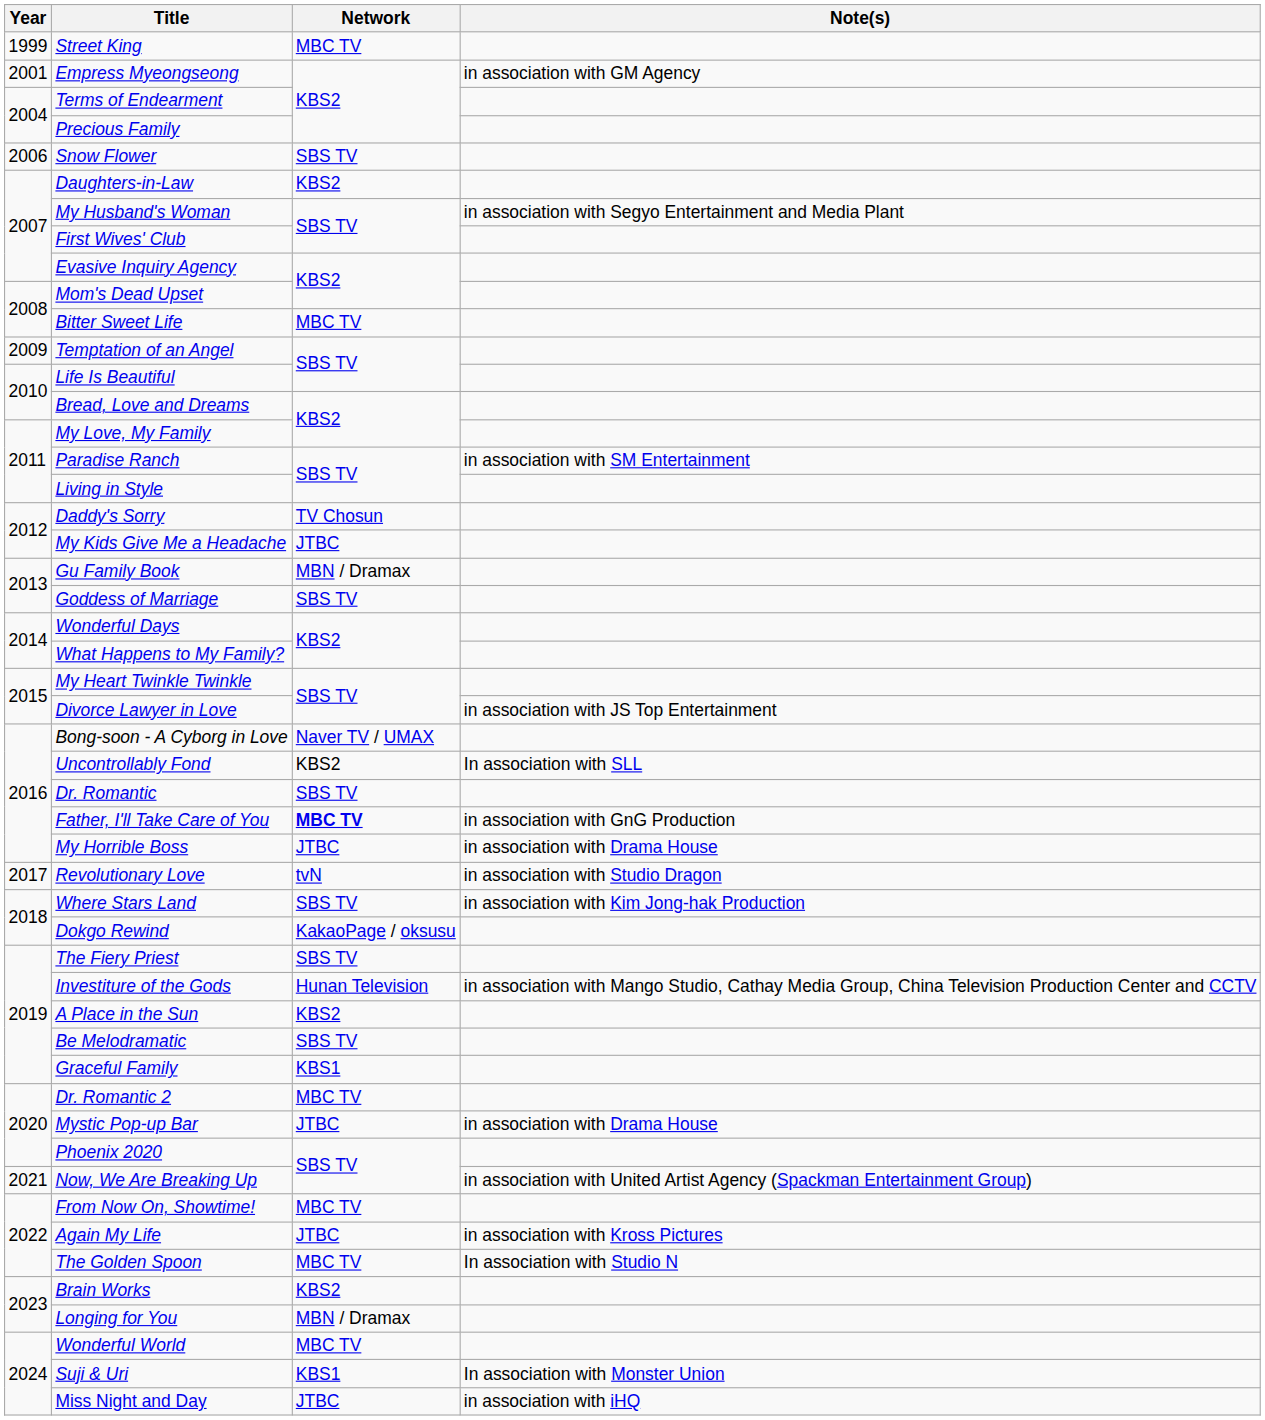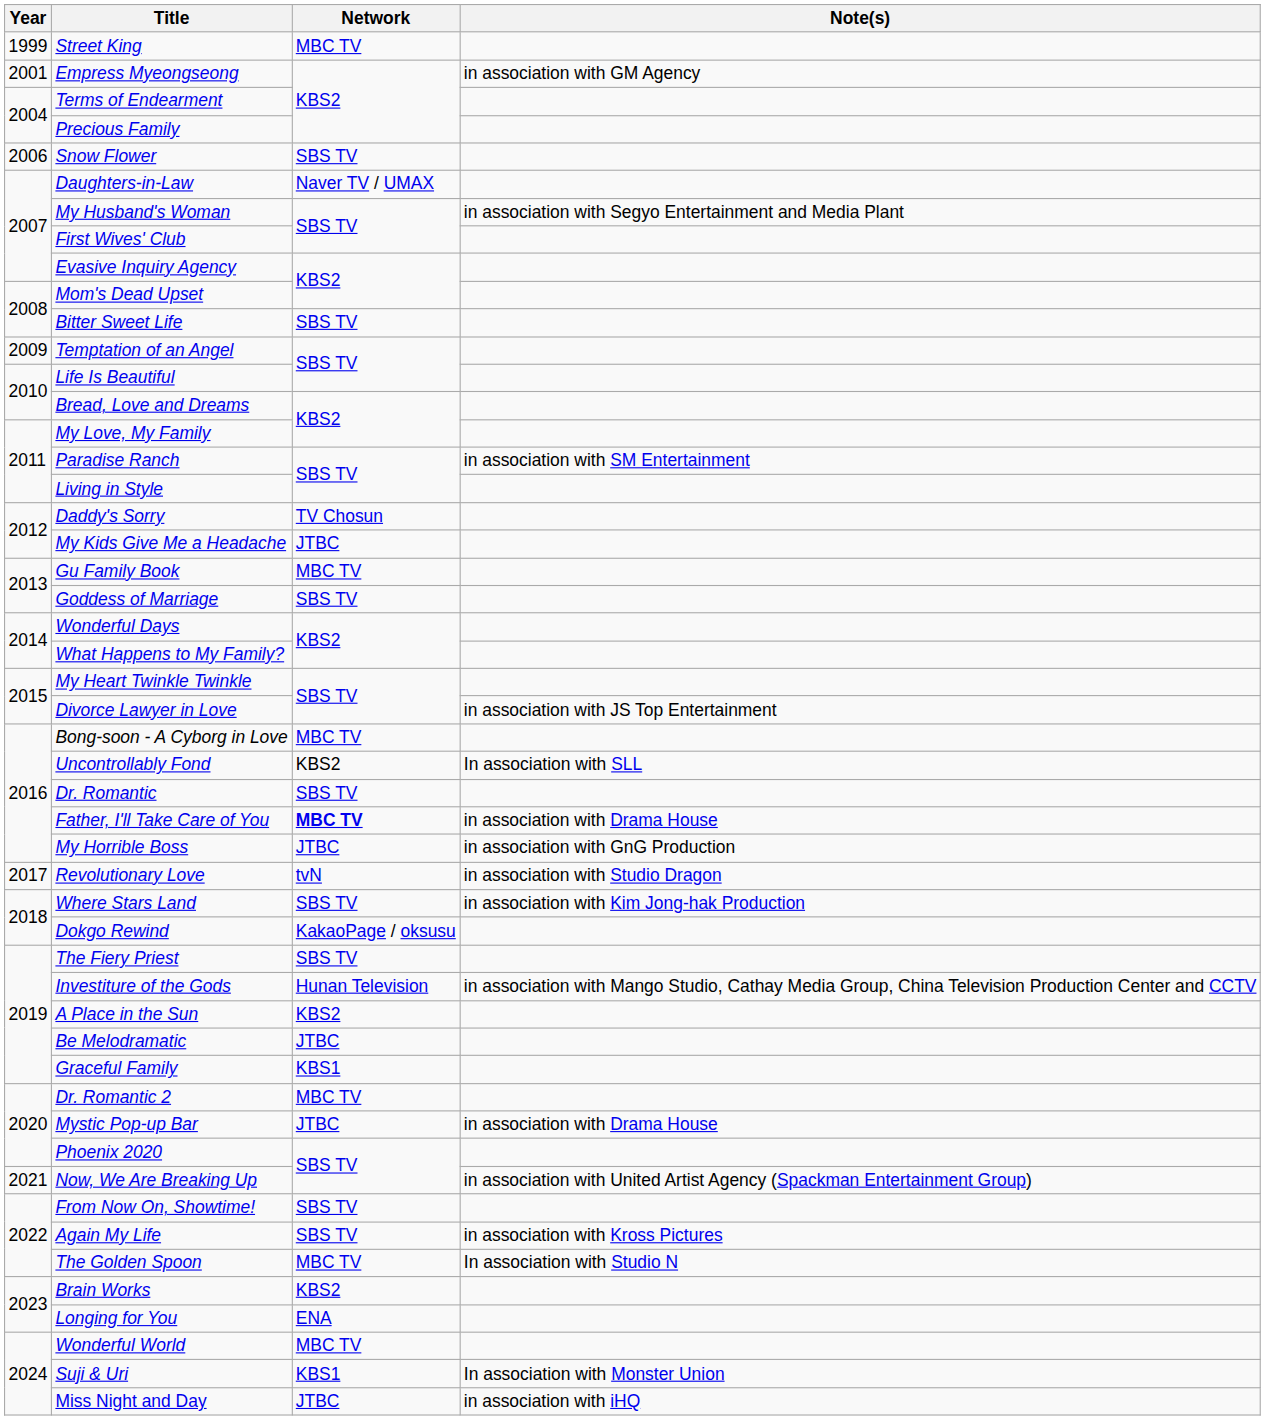(318, 184) KBS2 -> (365, 184) Naver TV / UMAX
(329, 322) MBC TV -> (327, 322) SBS TV
(353, 571) MBN / Dramax -> (329, 571) MBC TV
(365, 737) Naver TV / UMAX -> (329, 737) MBC TV
(600, 820) in association with GnG Production -> (591, 820) in association with Drama House
(591, 848) in association with Drama House -> (600, 848) in association with GnG Production
(327, 1041) SBS TV -> (318, 1041) JTBC
(329, 1207) MBC TV -> (327, 1207) SBS TV
(318, 1235) JTBC -> (327, 1235) SBS TV
(353, 1318) MBN / Dramax -> (314, 1318) ENA
